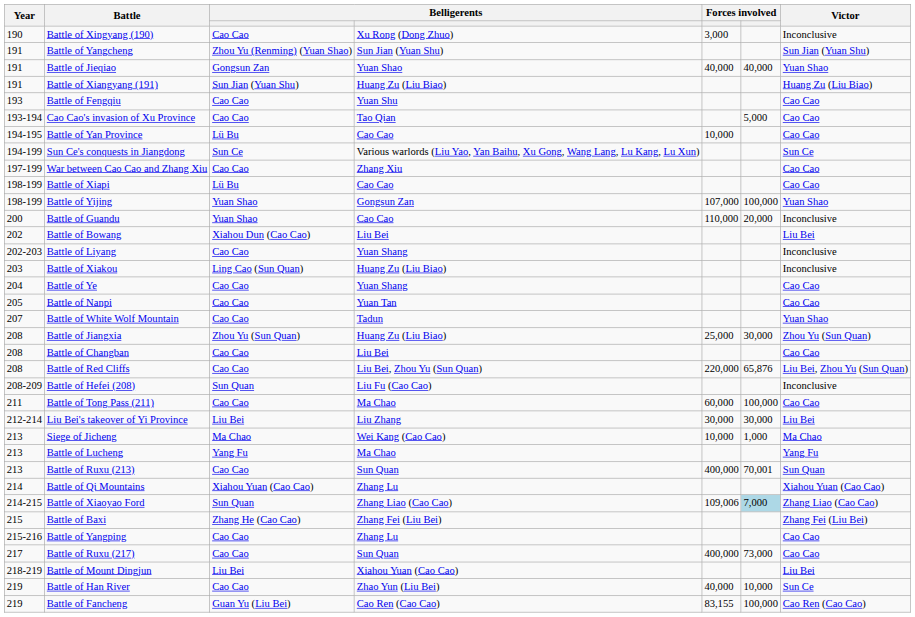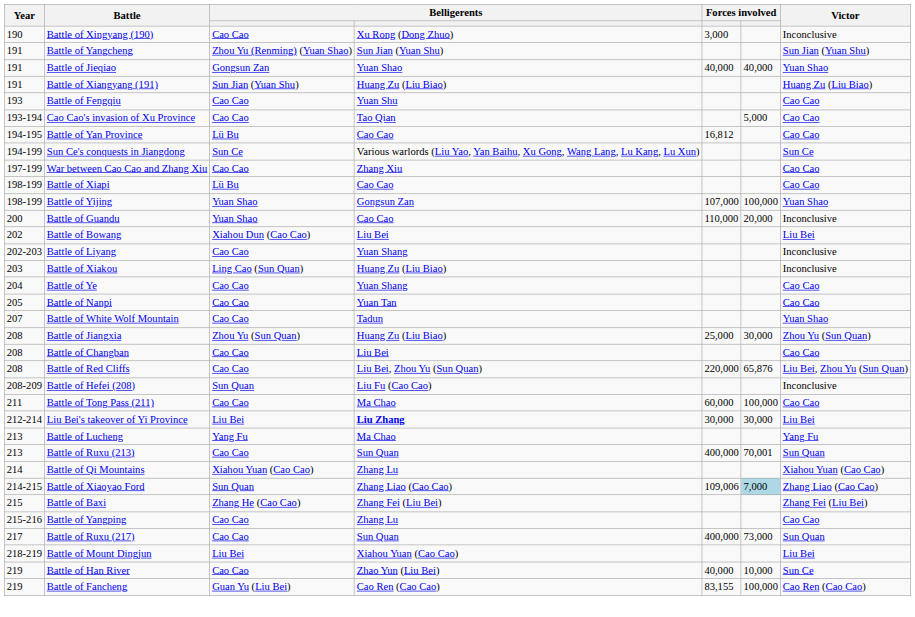(719, 134) 10,000 -> (719, 134) 16,812
(379, 419) normal -> (381, 419) bold
- row: (82, 436)
(801, 553) Cao Cao -> (804, 536) Sun Quan
